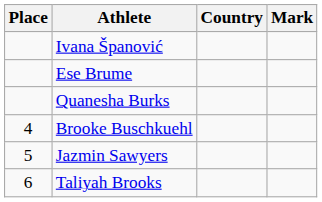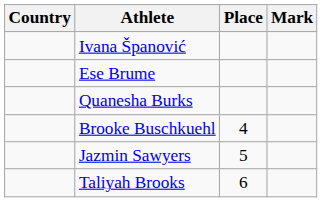columns swapped: (28, 18) <-> (232, 18)
